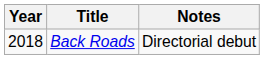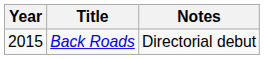(26, 41) 2018 -> (26, 41) 2015
